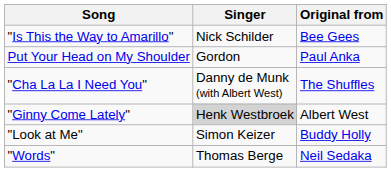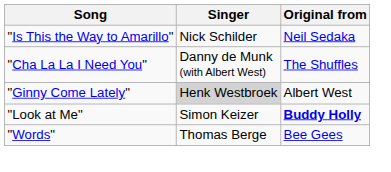(330, 36) Bee Gees -> (319, 36) Neil Sedaka
- row: (99, 57)
(335, 135) normal -> (322, 114) bold
(336, 156) Neil Sedaka -> (313, 135) Bee Gees
